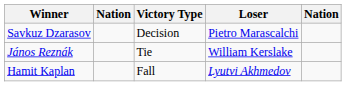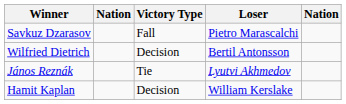(158, 33) Decision -> (146, 33) Fall
+ row: (48, 52)
(250, 52) William Kerslake -> (249, 71) Lyutvi Akhmedov
(146, 71) Fall -> (158, 90) Decision
(249, 71) Lyutvi Akhmedov -> (250, 90) William Kerslake
